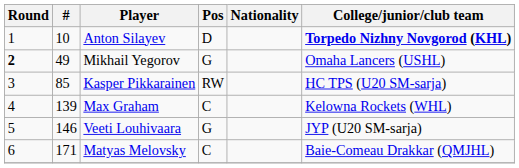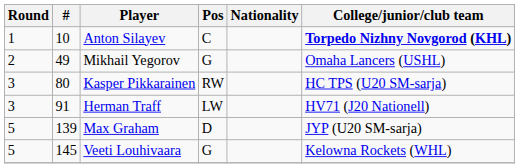(207, 38) D -> (207, 38) C
(11, 60) bold -> (11, 60) normal
(63, 83) 85 -> (63, 83) 80
+ row: (122, 106)
(11, 106) 4 -> (11, 128) 5
(207, 106) C -> (207, 128) D
(378, 106) Kelowna Rockets (WHL) -> (363, 128) JYP (U20 SM-sarja)
(66, 128) 146 -> (66, 151) 145
(363, 128) JYP (U20 SM-sarja) -> (378, 151) Kelowna Rockets (WHL)
- row: (135, 151)
